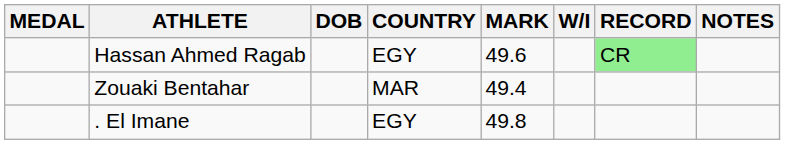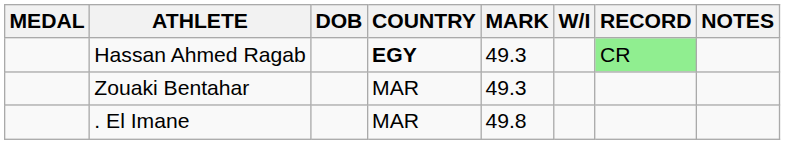(394, 54) normal -> (394, 54) bold
(506, 54) 49.6 -> (506, 54) 49.3
(506, 88) 49.4 -> (506, 88) 49.3
(394, 121) EGY -> (396, 121) MAR
